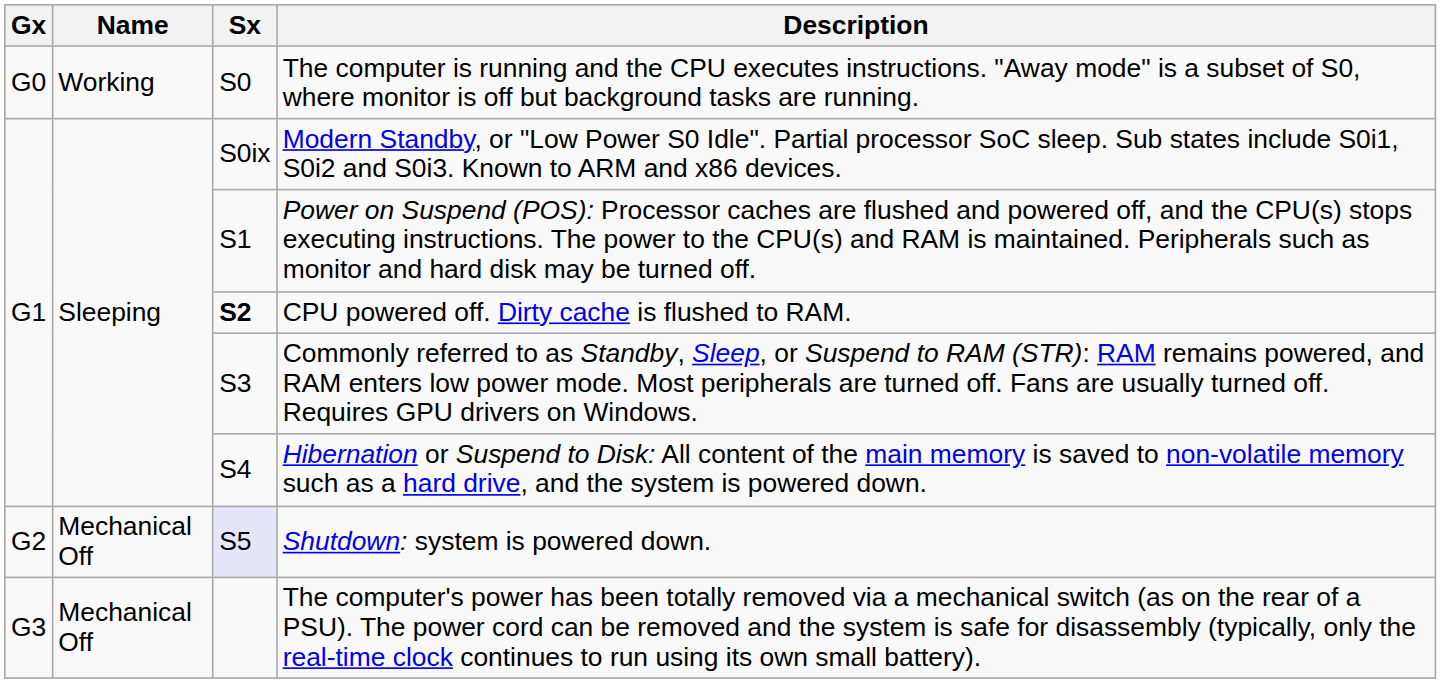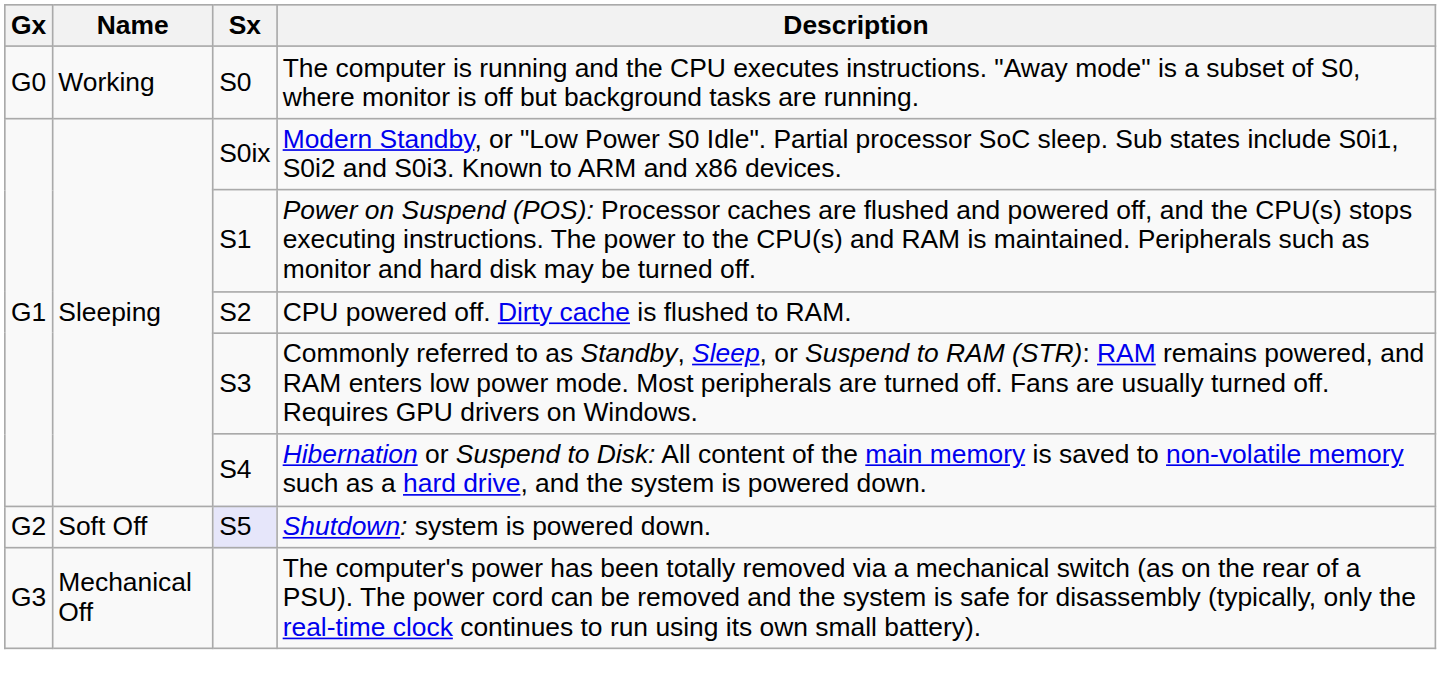(235, 311) bold -> (235, 311) normal
(125, 541) Mechanical Off -> (103, 526) Soft Off
